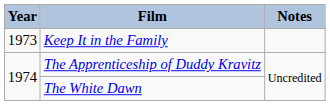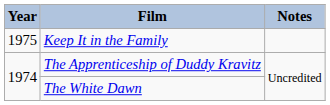(22, 40) 1973 -> (22, 40) 1975
